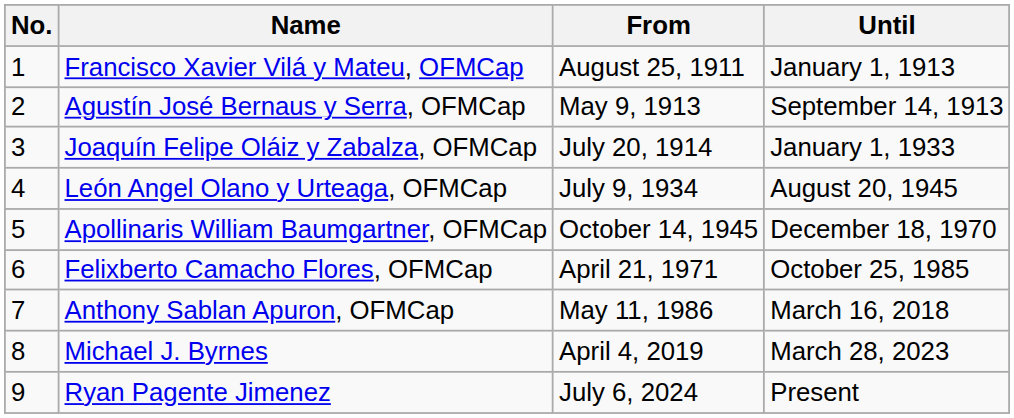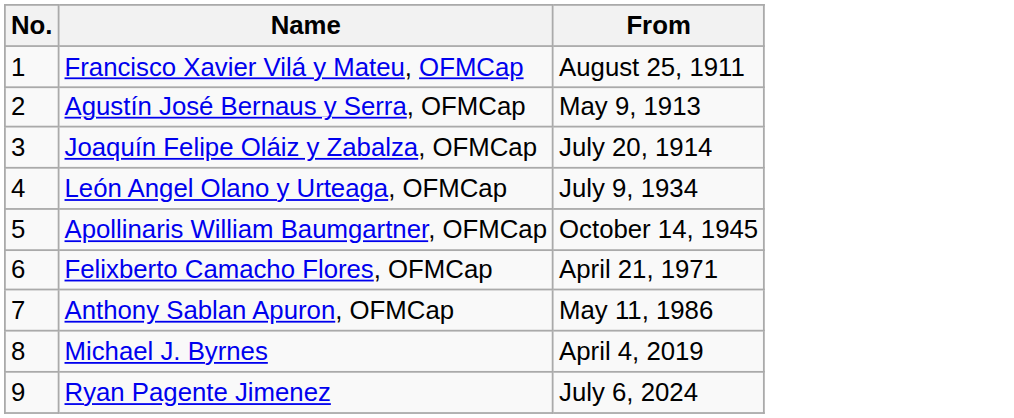- column: (887, 26)
